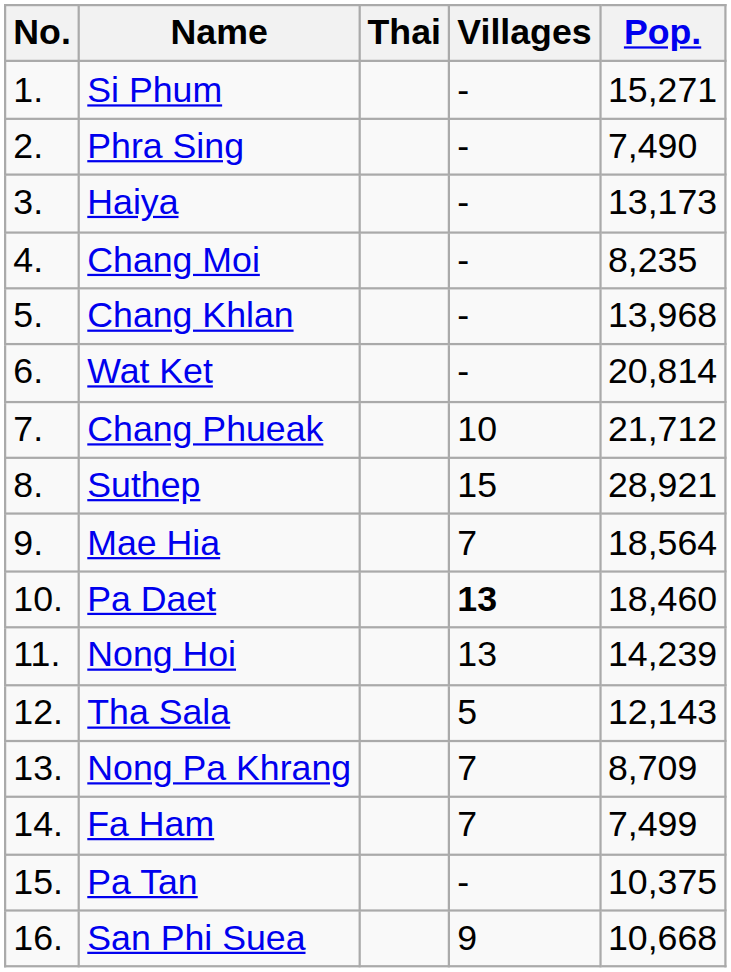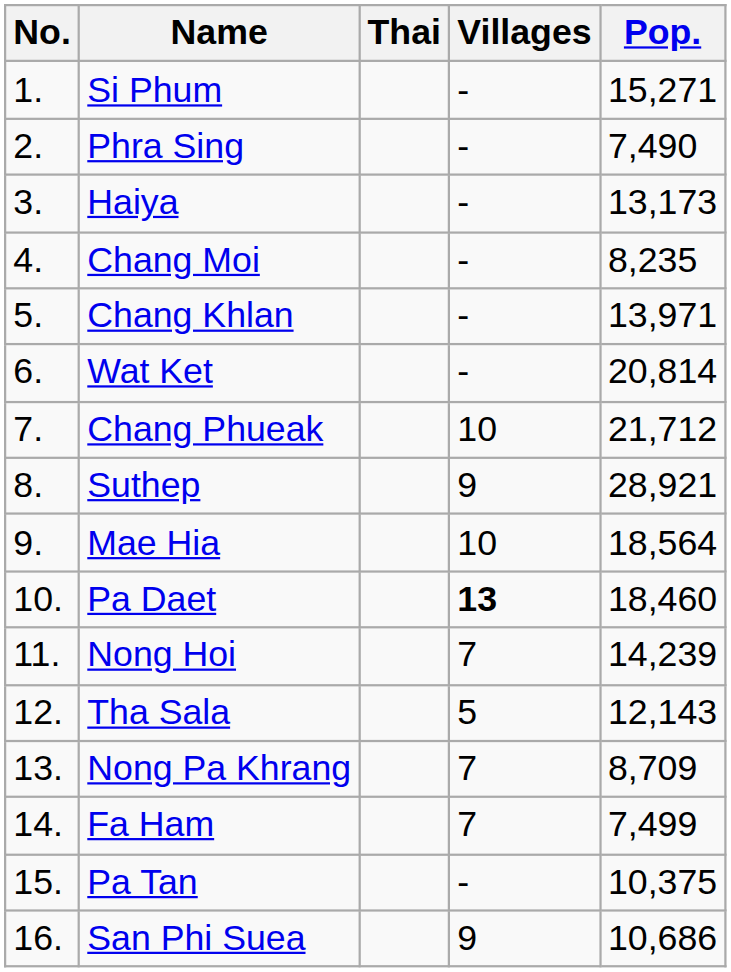(663, 315) 13,968 -> (663, 315) 13,971
(477, 485) 15 -> (467, 485) 9
(467, 542) 7 -> (477, 542) 10
(477, 655) 13 -> (467, 655) 7
(663, 938) 10,668 -> (663, 938) 10,686
